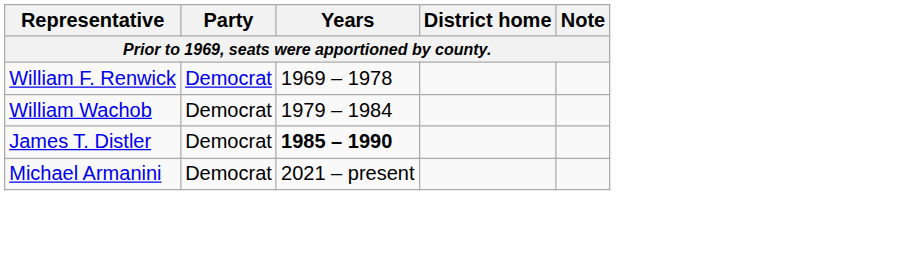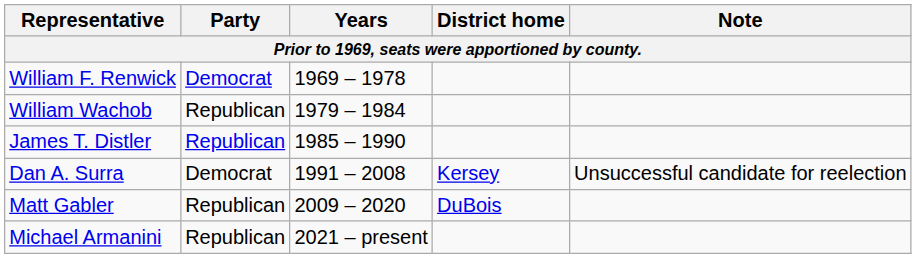(228, 110) Democrat -> (235, 110) Republican
(228, 141) Democrat -> (235, 141) Republican
(337, 141) bold -> (350, 141) normal
+ row: (66, 173)
+ row: (61, 205)
(228, 173) Democrat -> (235, 237) Republican
